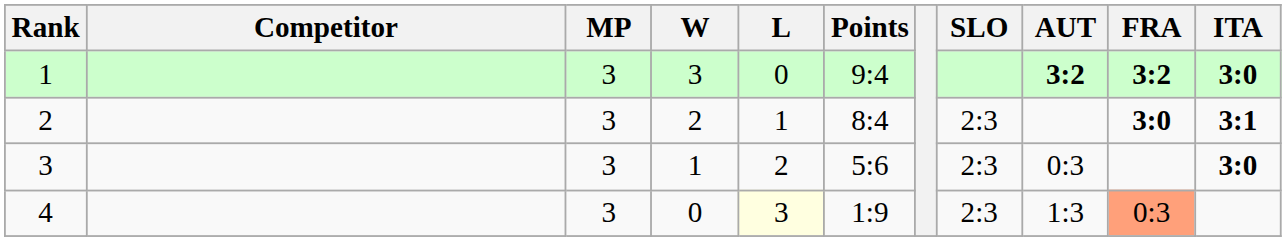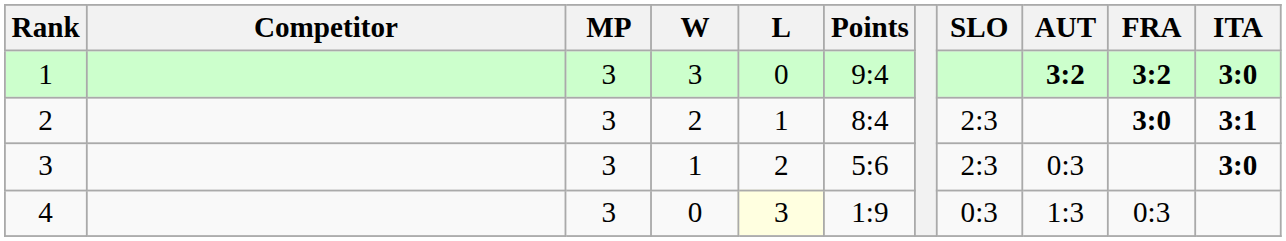(979, 212) 2:3 -> (979, 212) 0:3
(1152, 212) lightsalmon background -> (1152, 212) no background
